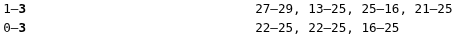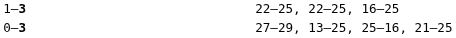(354, 9) 27–29, 13–25, 25–16, 21–25 -> (327, 9) 22–25, 22–25, 16–25
(327, 27) 22–25, 22–25, 16–25 -> (354, 27) 27–29, 13–25, 25–16, 21–25
